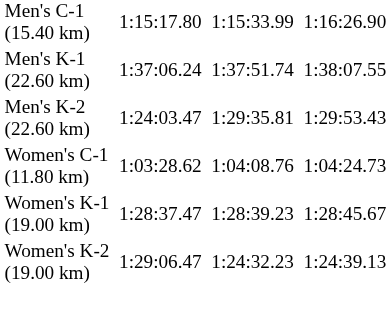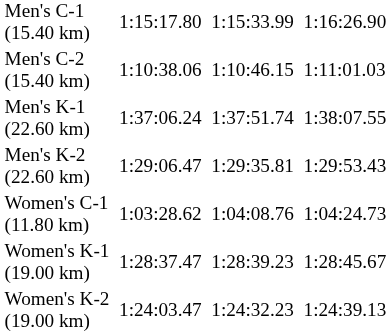+ row: (47, 70)
(160, 118) 1:24:03.47 -> (160, 166) 1:29:06.47
(160, 262) 1:29:06.47 -> (160, 310) 1:24:03.47
